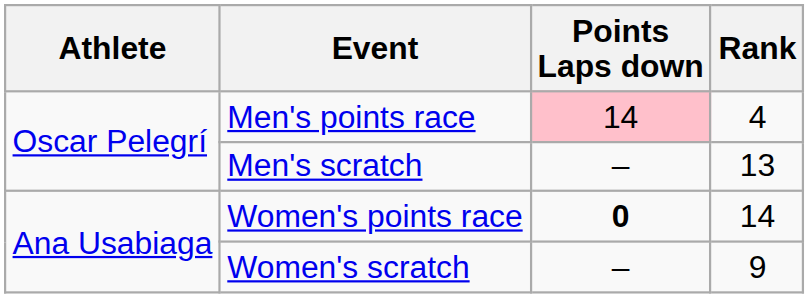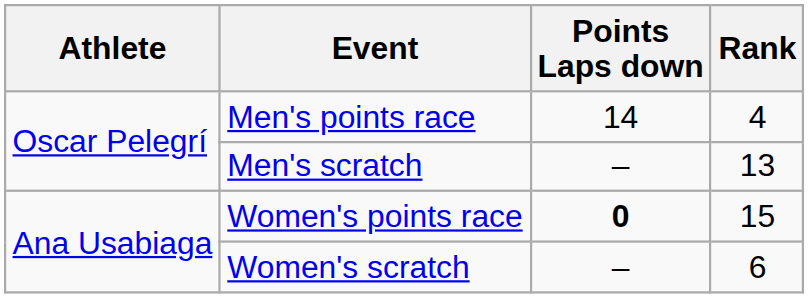(621, 116) pink background -> (621, 116) no background
(757, 217) 14 -> (757, 217) 15
(757, 267) 9 -> (757, 267) 6
